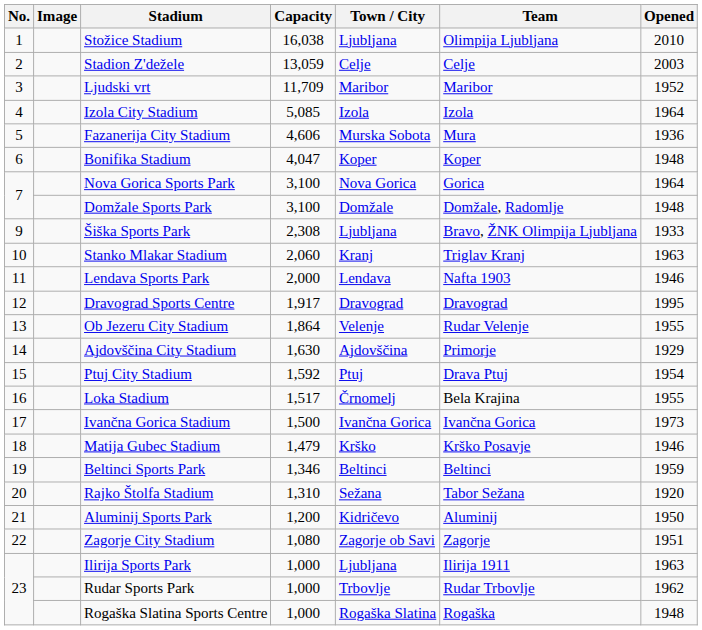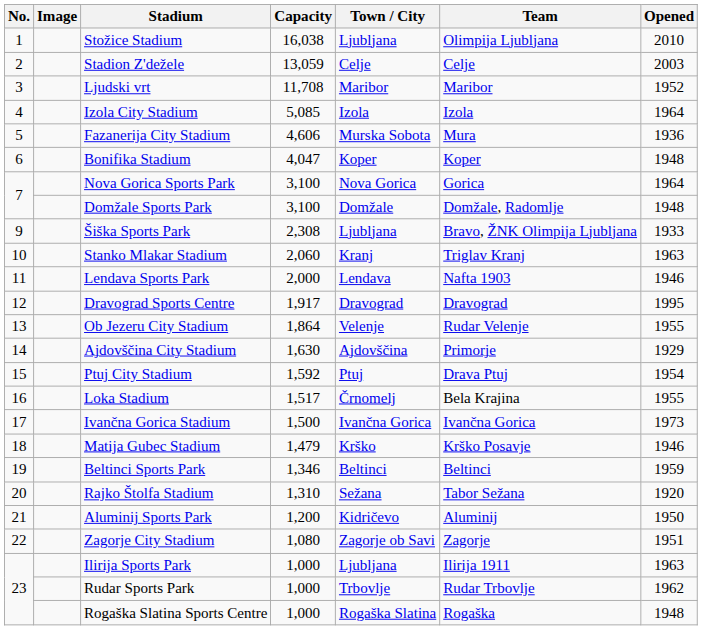(303, 87) 11,709 -> (303, 87) 11,708
